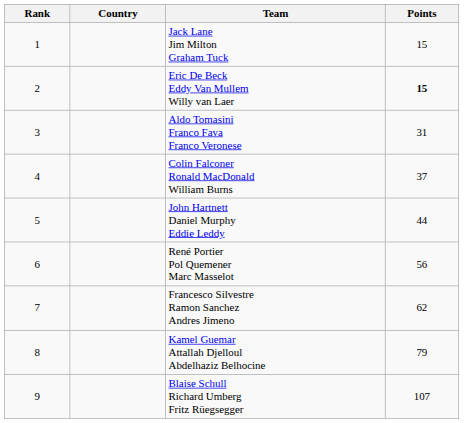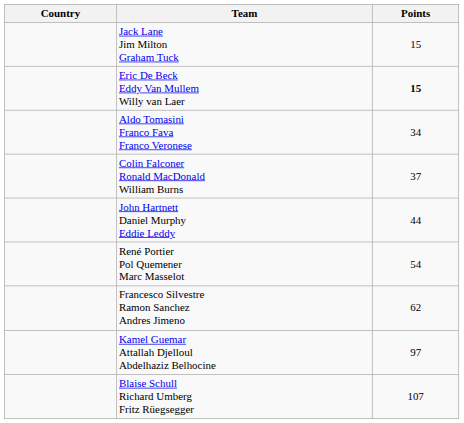- column: (37, 13)
(422, 132) 31 -> (416, 132) 34
(422, 264) 56 -> (416, 264) 54
(422, 352) 79 -> (416, 352) 97
